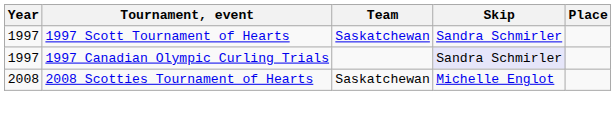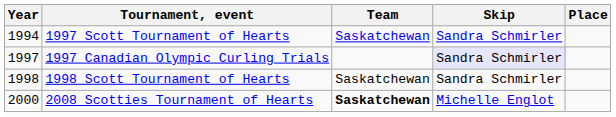(23, 37) 1997 -> (23, 37) 1994
+ row: (168, 79)
(23, 79) 2008 -> (23, 101) 2000
(383, 79) normal -> (383, 101) bold
